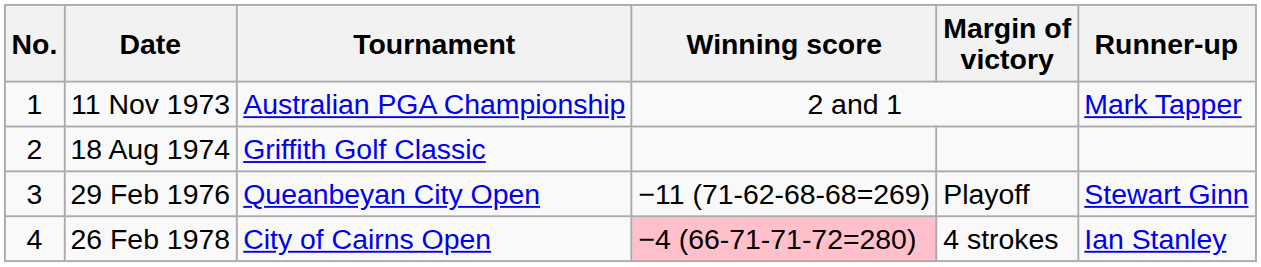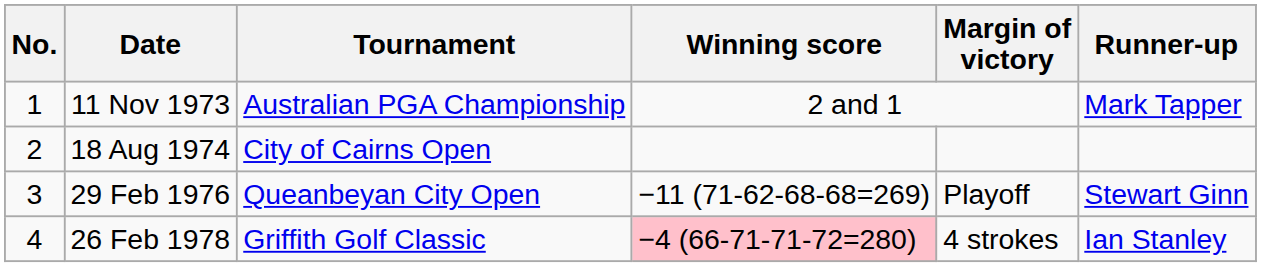(365, 149) Griffith Golf Classic -> (367, 149) City of Cairns Open
(367, 239) City of Cairns Open -> (365, 239) Griffith Golf Classic
